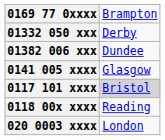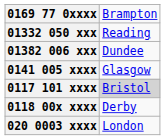(120, 32) Derby -> (126, 32) Reading
(126, 107) Reading -> (120, 107) Derby
